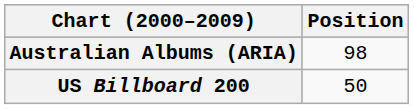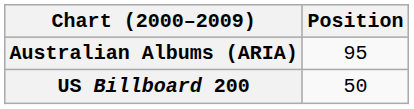(355, 54) 98 -> (355, 54) 95
